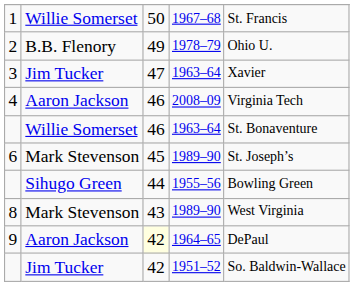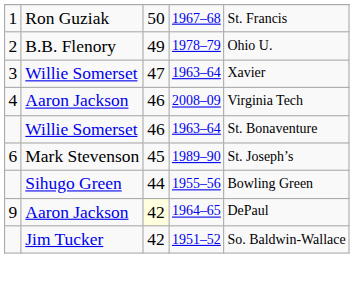(81, 18) Willie Somerset -> (67, 18) Ron Guziak
(64, 73) Jim Tucker -> (81, 73) Willie Somerset
- row: (13, 211)
